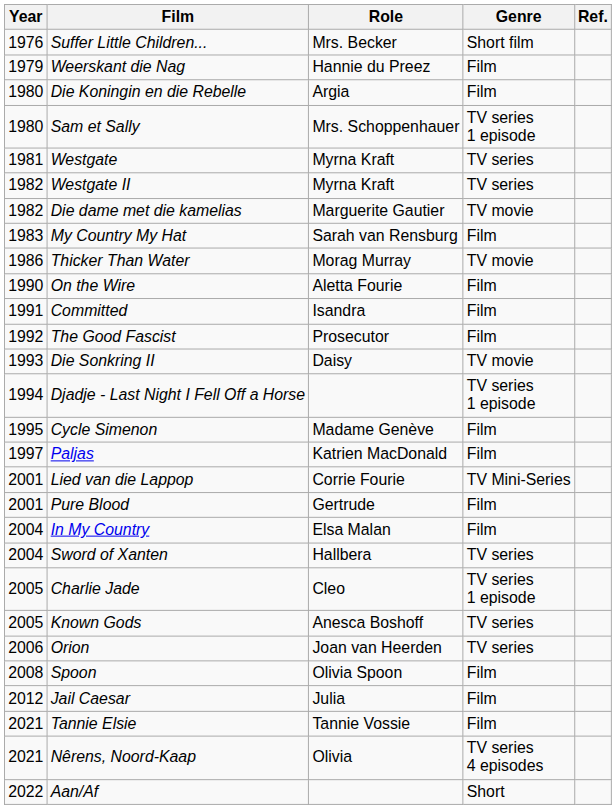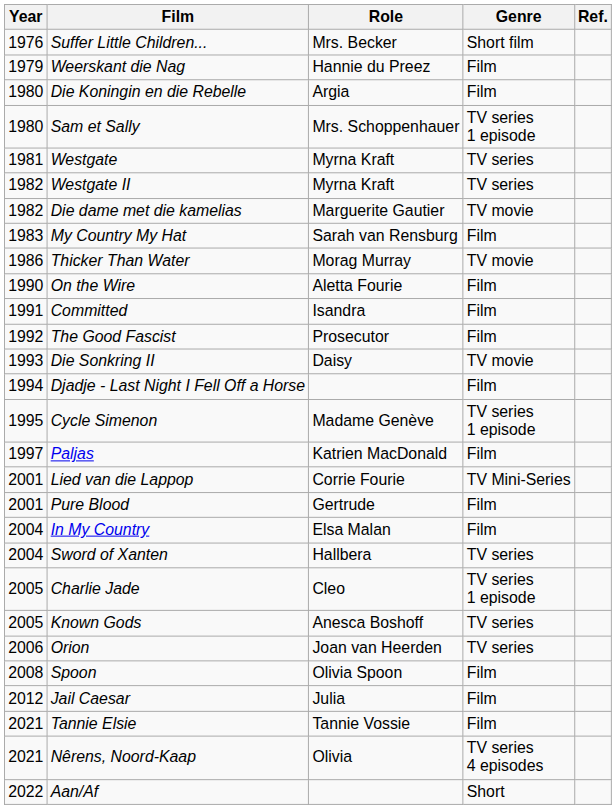(501, 395) TV series 1 episode -> (482, 386) Film
(482, 429) Film -> (501, 420) TV series 1 episode
